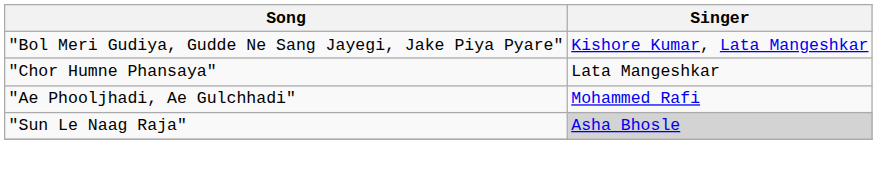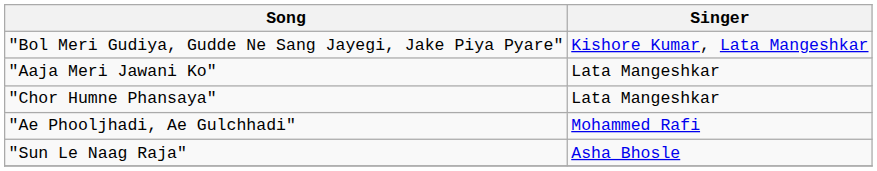+ row: (113, 72)
(626, 126) lightgrey background -> (626, 153) no background
